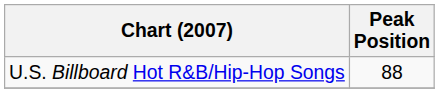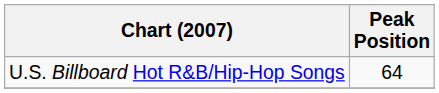(392, 72) 88 -> (392, 72) 64
